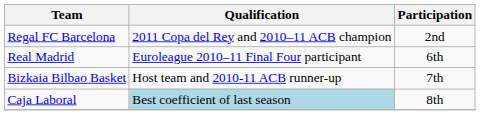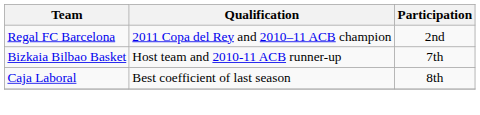- row: (41, 57)
(212, 99) lightblue background -> (212, 78) no background
